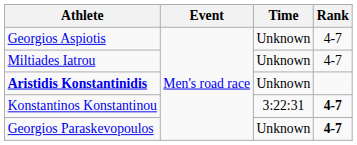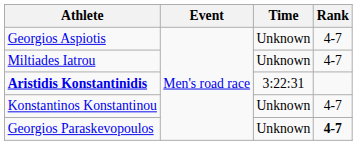(283, 83) Unknown -> (283, 83) 3:22:31
(283, 106) 3:22:31 -> (283, 106) Unknown
(333, 106) bold -> (333, 106) normal
